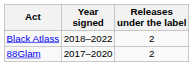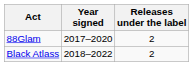rows swapped: (24, 54) <-> (33, 38)
